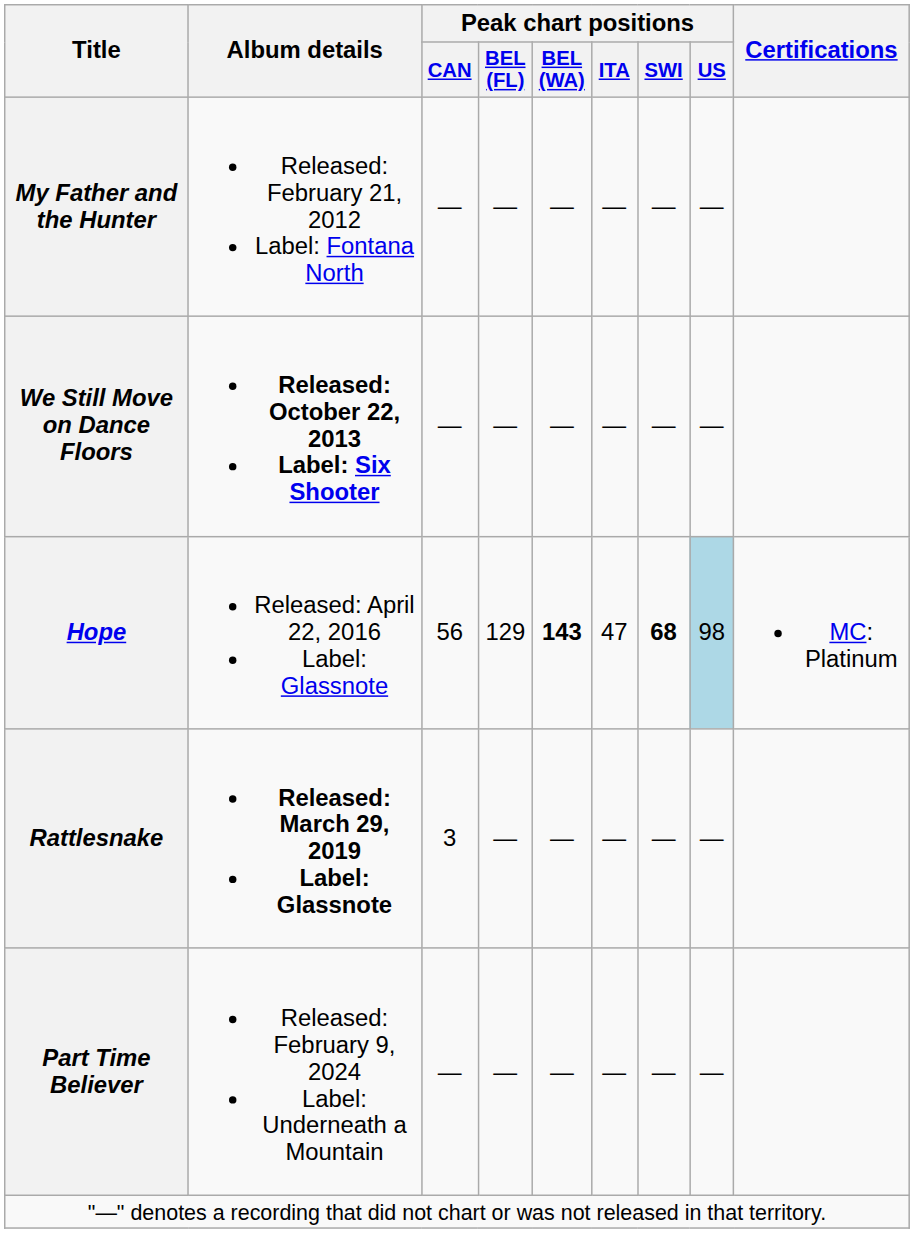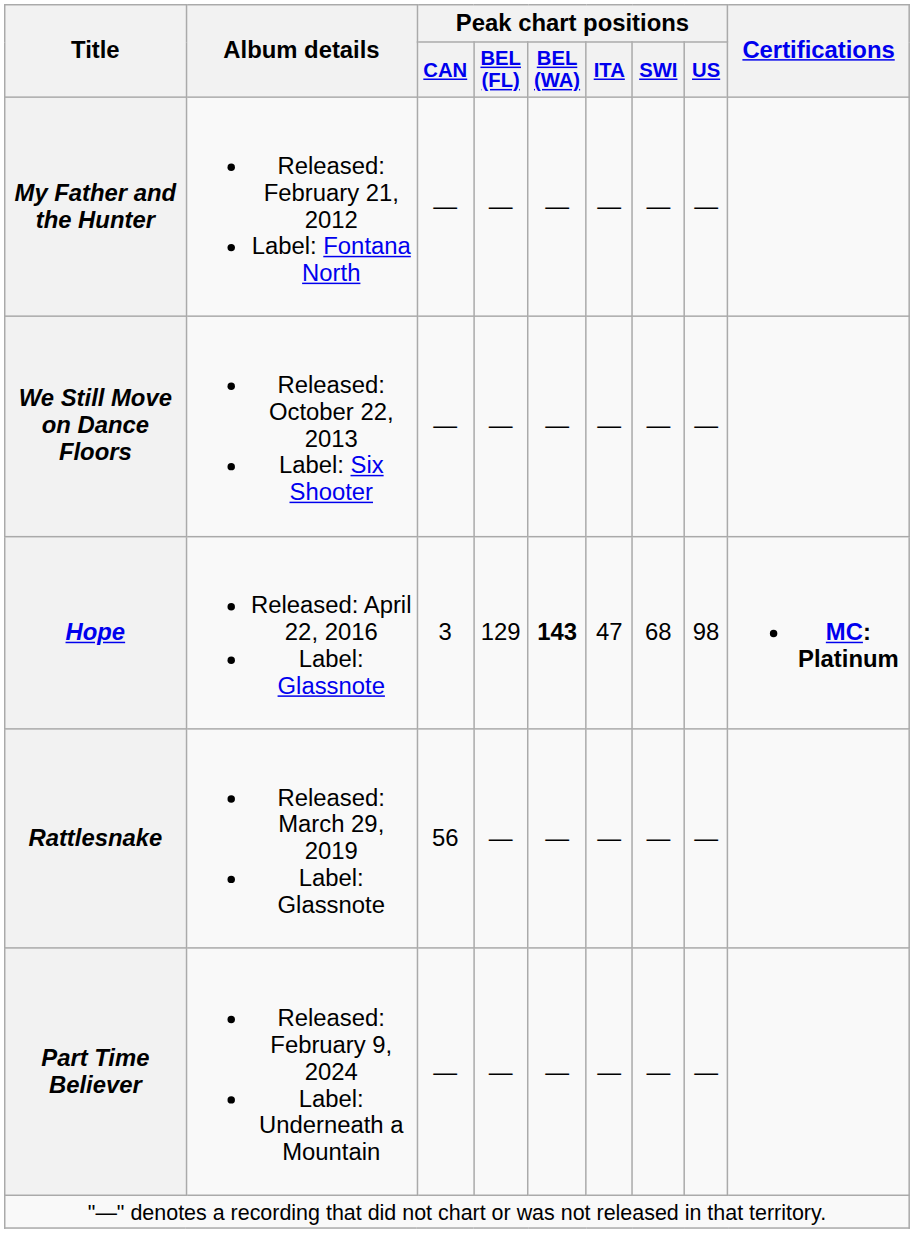(305, 440) bold -> (301, 440) normal
(450, 632) 56 -> (445, 632) 3
(664, 632) bold -> (658, 632) normal
(712, 632) lightblue background -> (706, 632) no background
(821, 646) normal -> (819, 646) bold
(305, 852) bold -> (301, 852) normal
(450, 838) 3 -> (445, 838) 56
